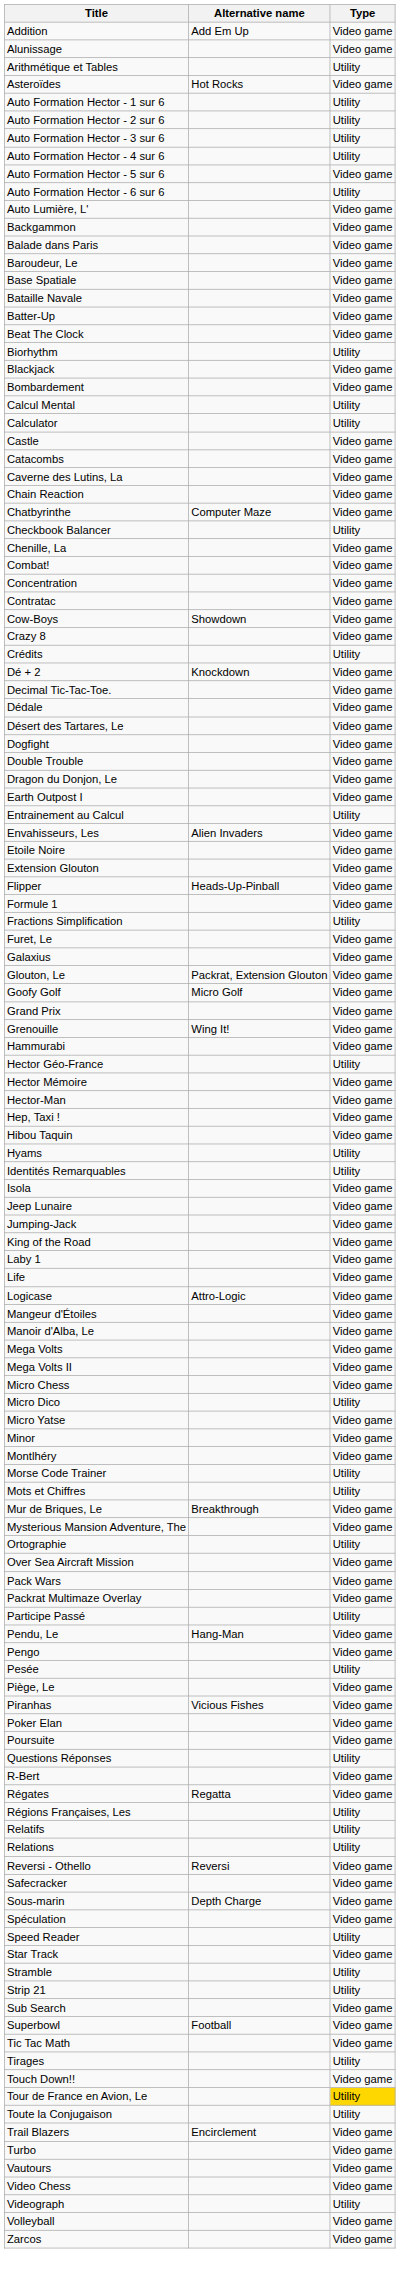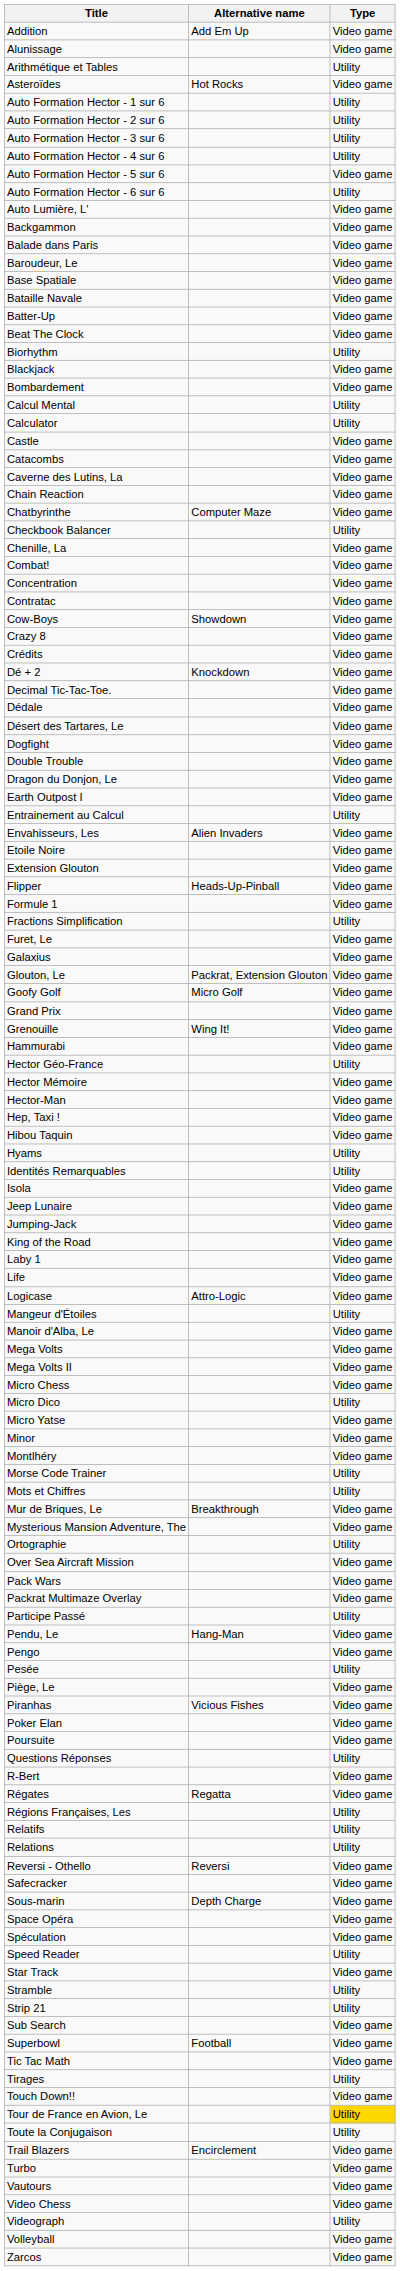(346, 654) Utility -> (363, 654) Video game
(363, 1313) Video game -> (346, 1313) Utility
+ row: (40, 1919)
